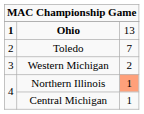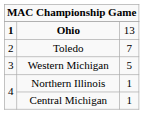(129, 65) 2 -> (129, 65) 5
(129, 83) lightsalmon background -> (129, 83) no background
